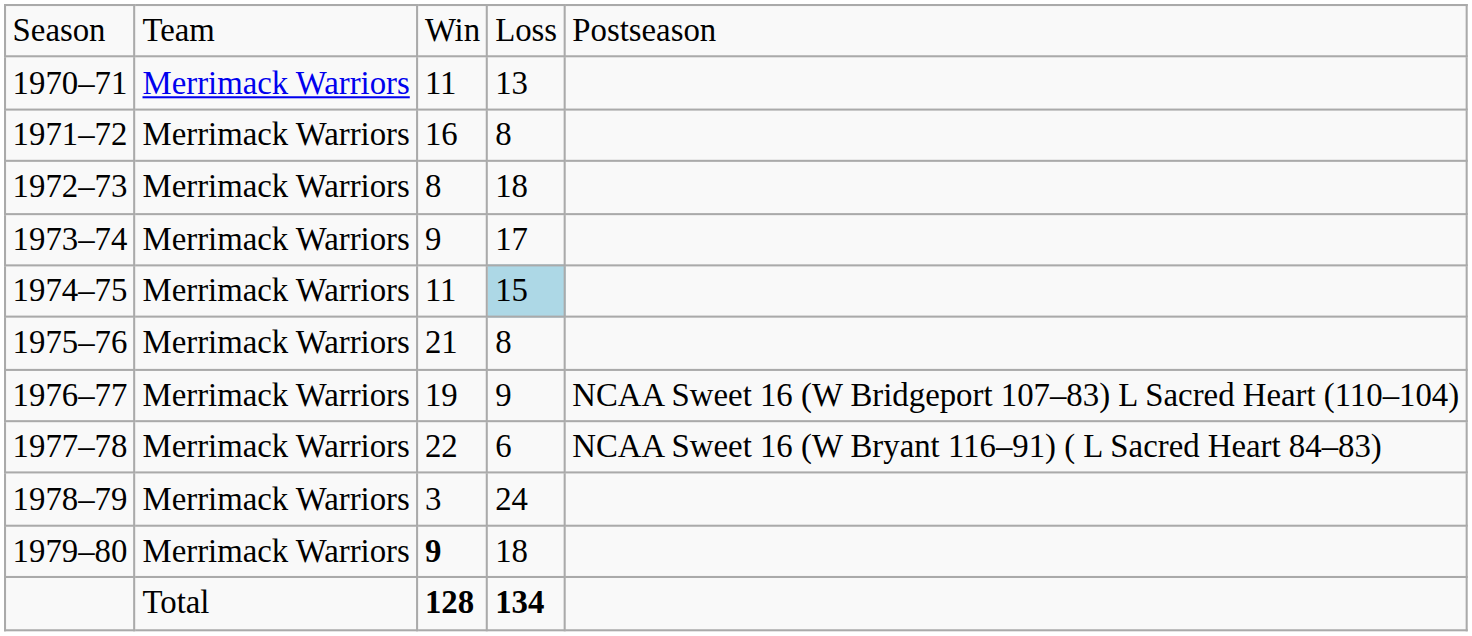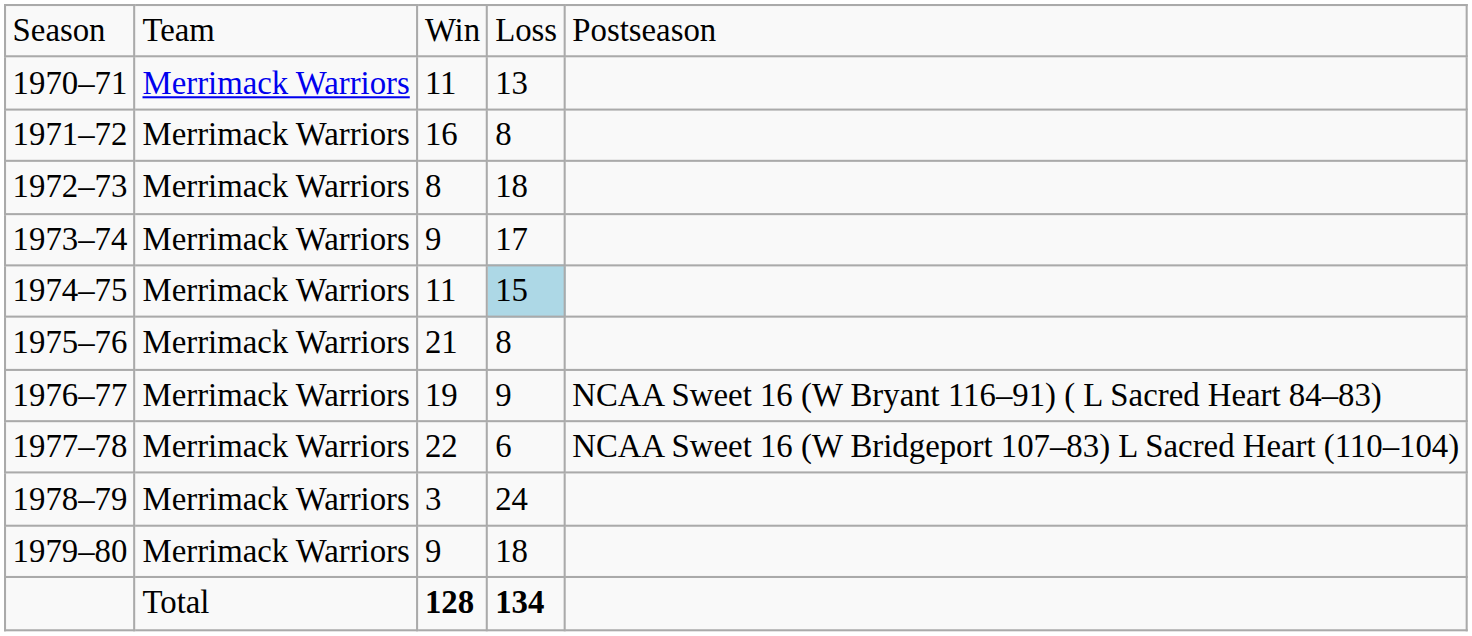(1016, 394) NCAA Sweet 16 (W Bridgeport 107–83) L Sacred Heart (110–104) -> (977, 394) NCAA Sweet 16 (W Bryant 116–91) ( L Sacred Heart 84–83)
(977, 446) NCAA Sweet 16 (W Bryant 116–91) ( L Sacred Heart 84–83) -> (1016, 446) NCAA Sweet 16 (W Bridgeport 107–83) L Sacred Heart (110–104)
(433, 550) bold -> (433, 550) normal
